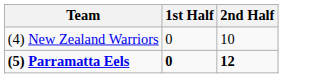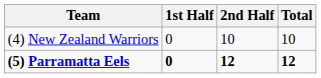+ column: (297, 15)
